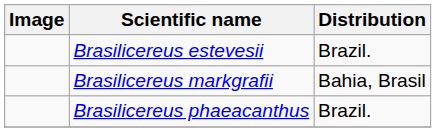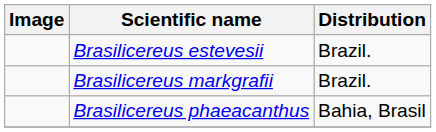(372, 80) Bahia, Brasil -> (345, 80) Brazil.
(345, 111) Brazil. -> (372, 111) Bahia, Brasil
